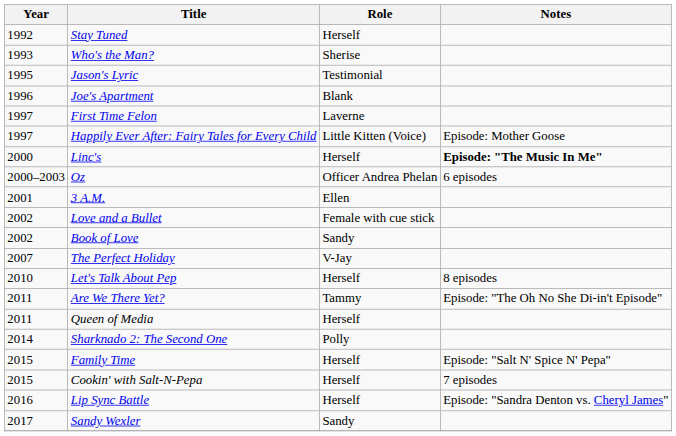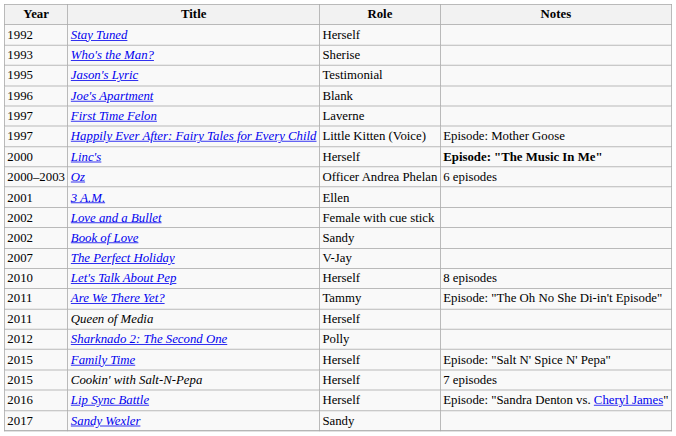(20, 339) 2014 -> (20, 339) 2012
